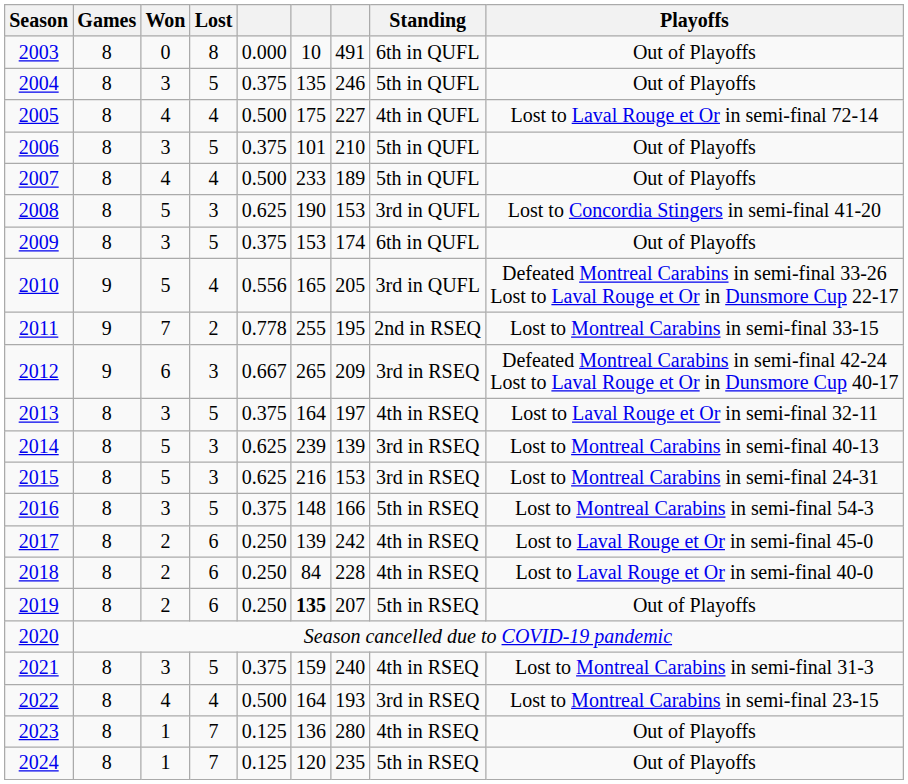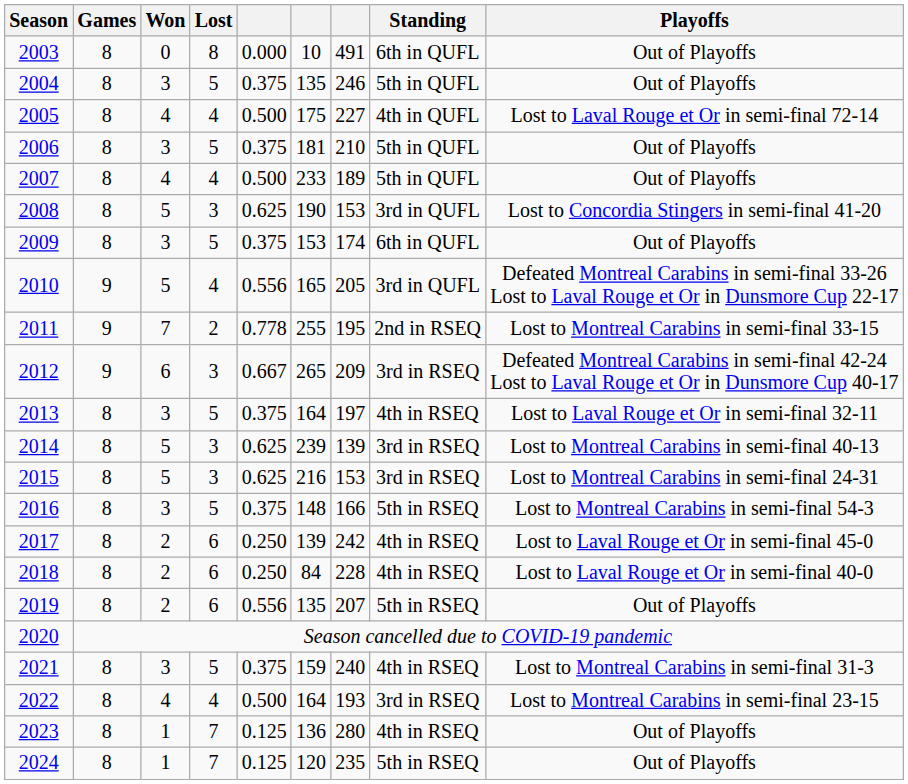(311, 147) 101 -> (311, 147) 181
(264, 604) 0.250 -> (264, 604) 0.556
(311, 604) bold -> (311, 604) normal
